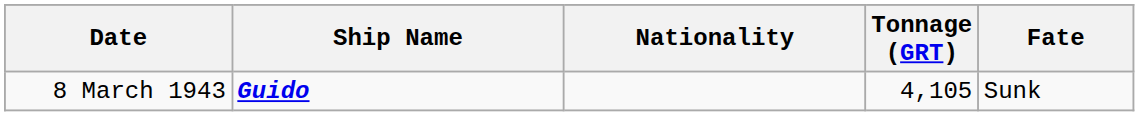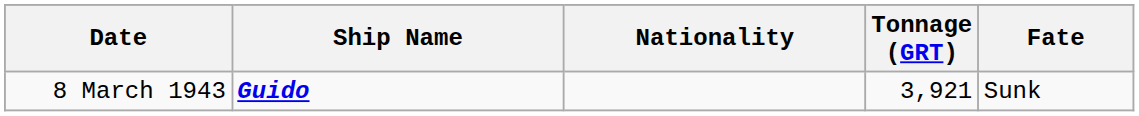(936, 91) 4,105 -> (936, 91) 3,921
